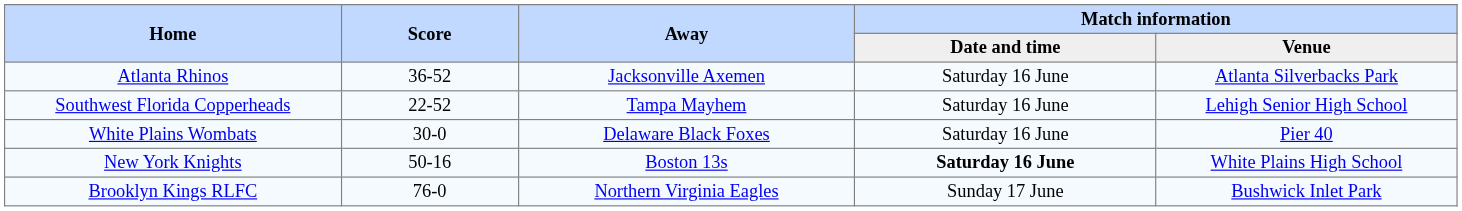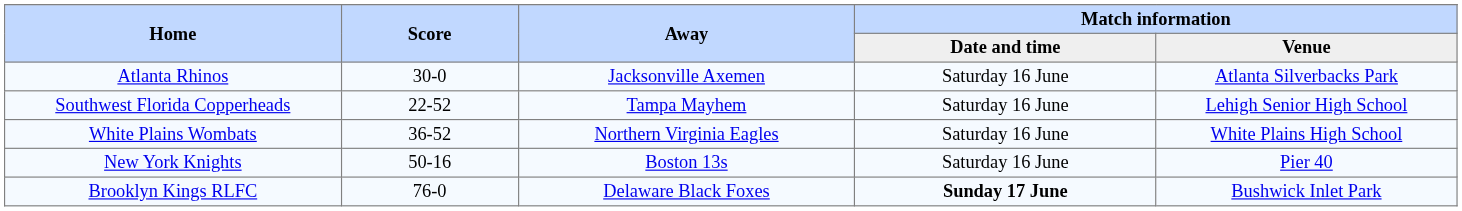(430, 76) 36-52 -> (430, 76) 30-0
(430, 133) 30-0 -> (430, 133) 36-52
(686, 133) Delaware Black Foxes -> (686, 133) Northern Virginia Eagles
(1306, 133) Pier 40 -> (1306, 133) White Plains High School
(1005, 162) bold -> (1005, 162) normal
(1306, 162) White Plains High School -> (1306, 162) Pier 40
(686, 191) Northern Virginia Eagles -> (686, 191) Delaware Black Foxes
(1005, 191) normal -> (1005, 191) bold
